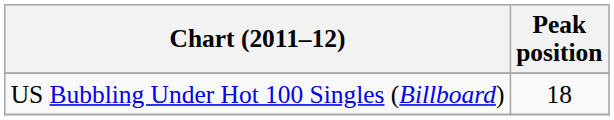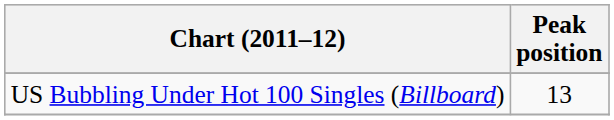(559, 93) 18 -> (559, 93) 13
